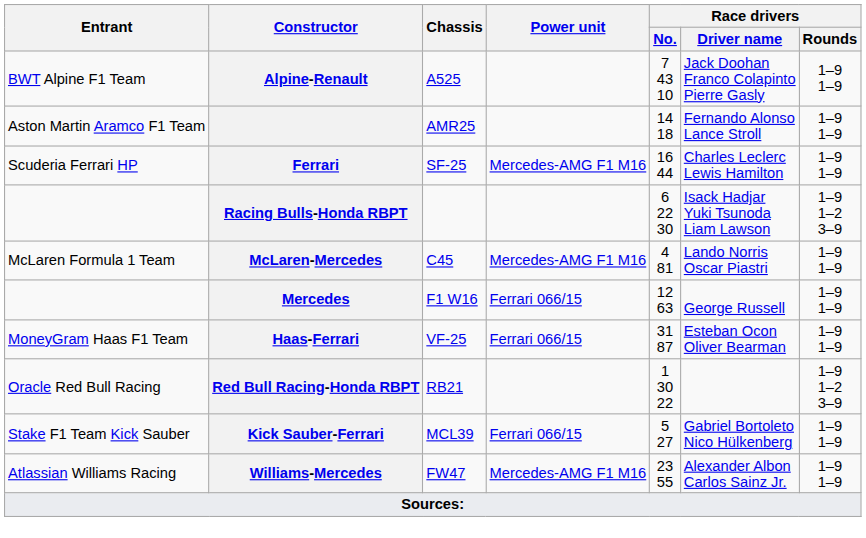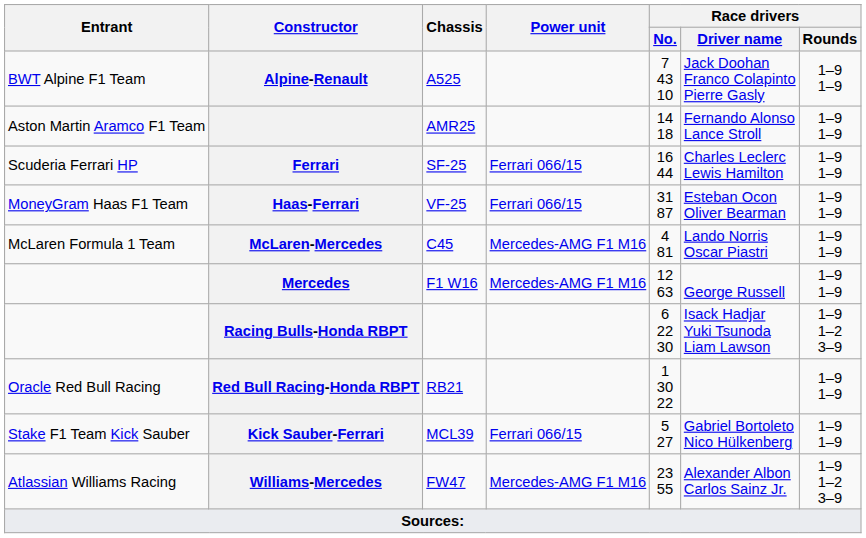(568, 165) Mercedes-AMG F1 M16 -> (536, 165) Ferrari 066/15
rows swapped: (316, 339) <-> (316, 212)
(536, 299) Ferrari 066/15 -> (568, 283) Mercedes-AMG F1 M16
(830, 386) 1–9 1–2 3–9 -> (830, 386) 1–9 1–9
(830, 473) 1–9 1–9 -> (830, 481) 1–9 1–2 3–9
